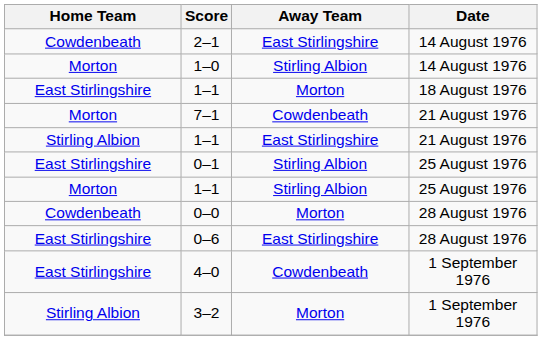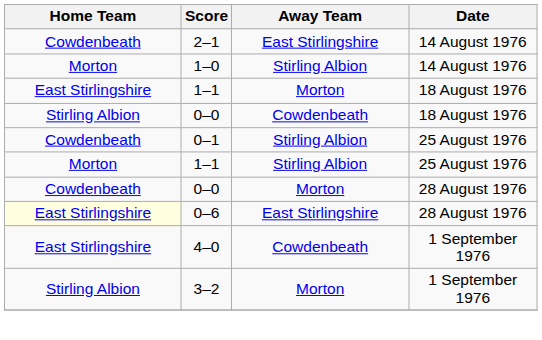+ row: (207, 115)
- row: (207, 115)
- row: (207, 139)
(93, 164) East Stirlingshire -> (93, 139) Cowdenbeath
(93, 238) no background -> (93, 213) lightyellow background
